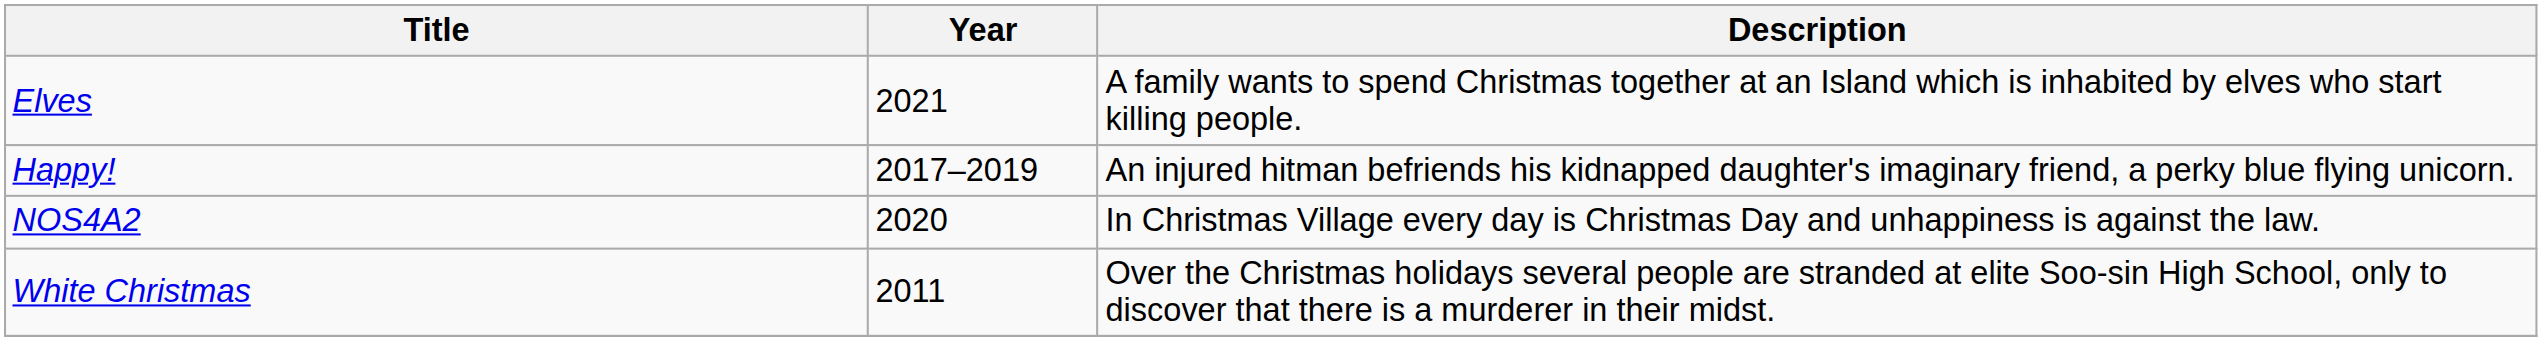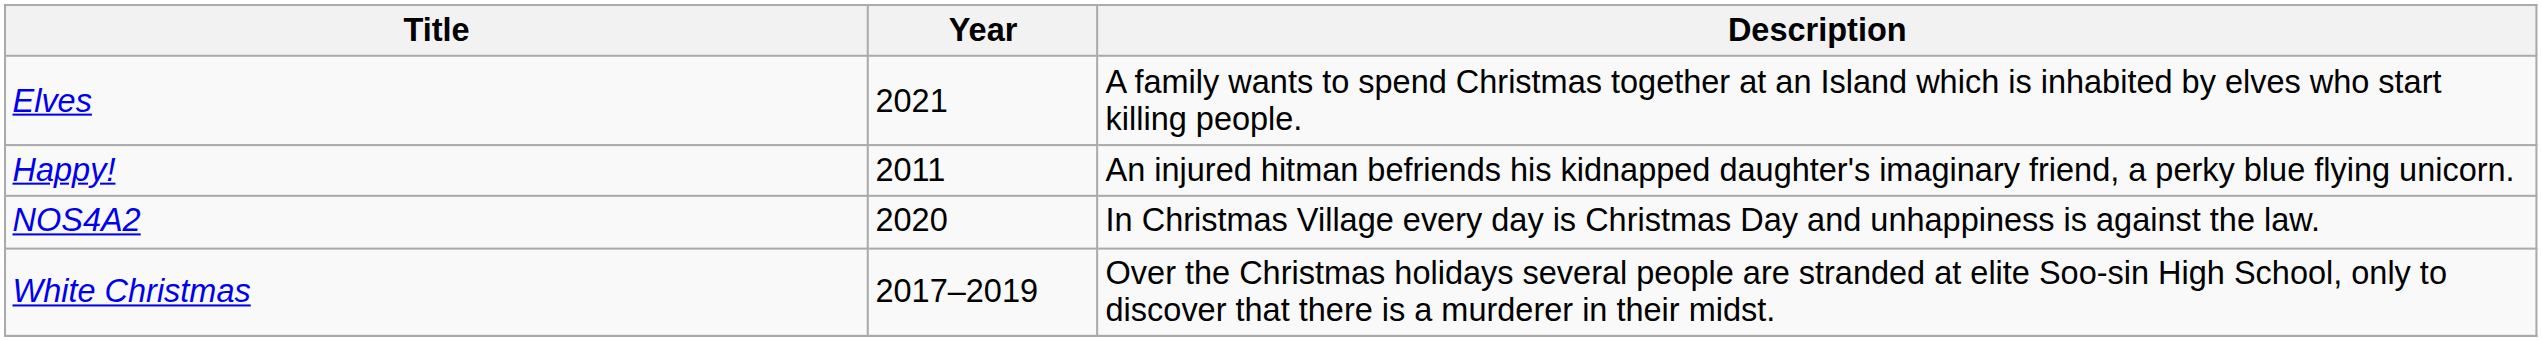(957, 169) 2017–2019 -> (910, 169) 2011
(910, 291) 2011 -> (957, 291) 2017–2019
